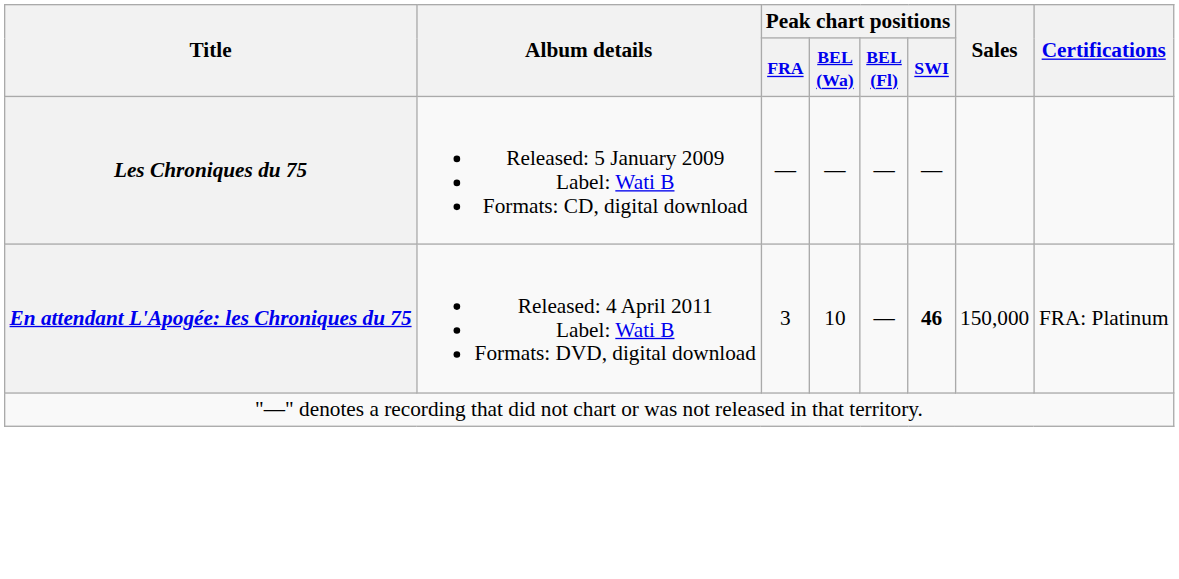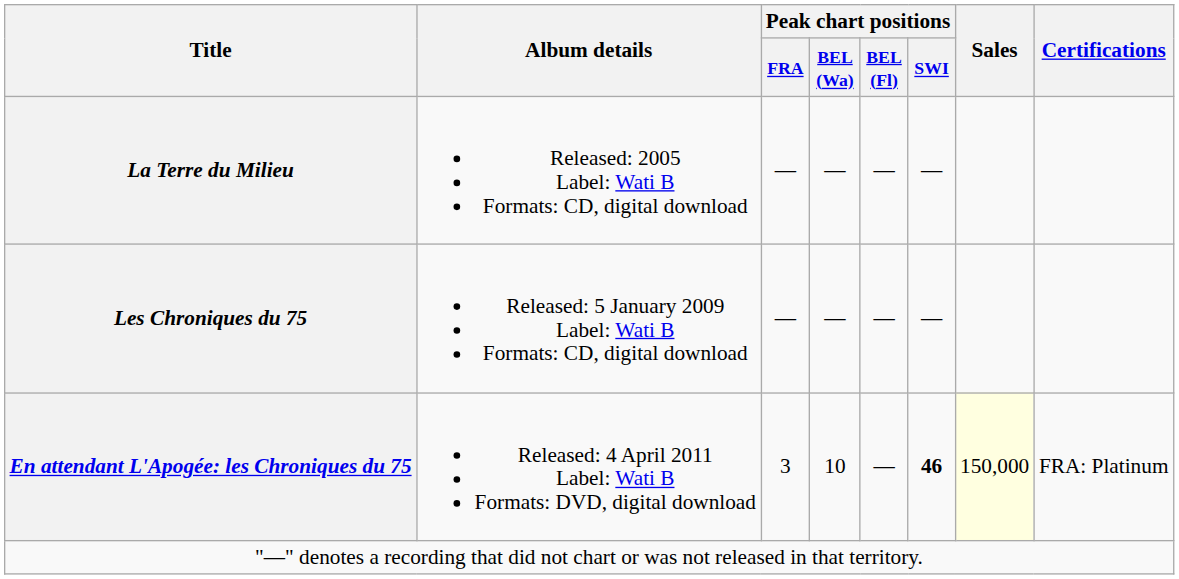+ row: (211, 170)
(995, 318) no background -> (995, 466) lightyellow background
